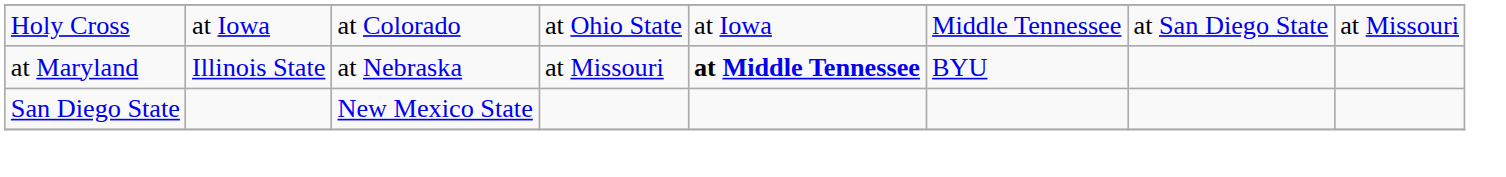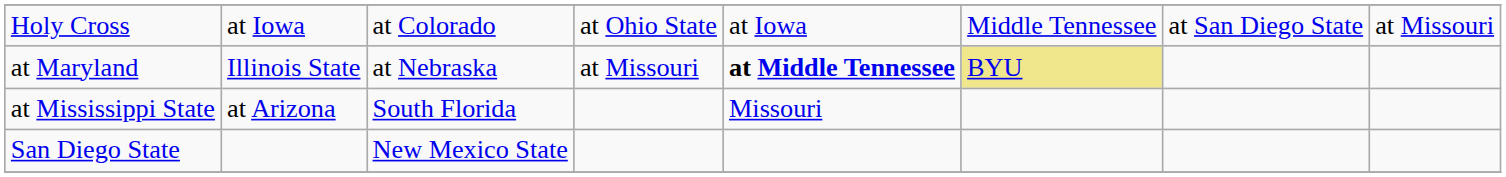(960, 66) no background -> (995, 66) khaki background
+ row: (113, 108)
